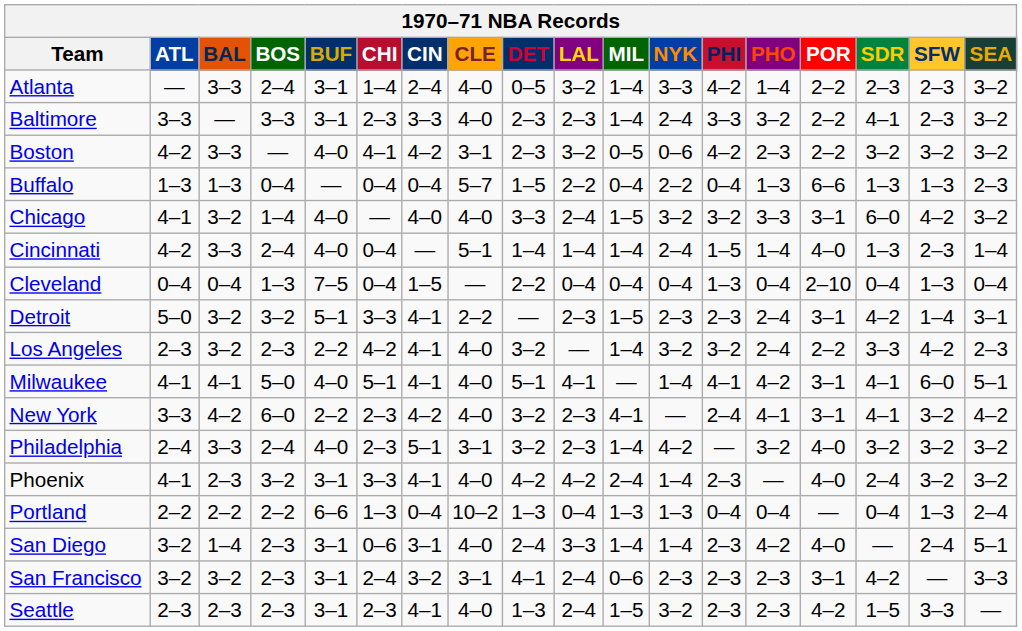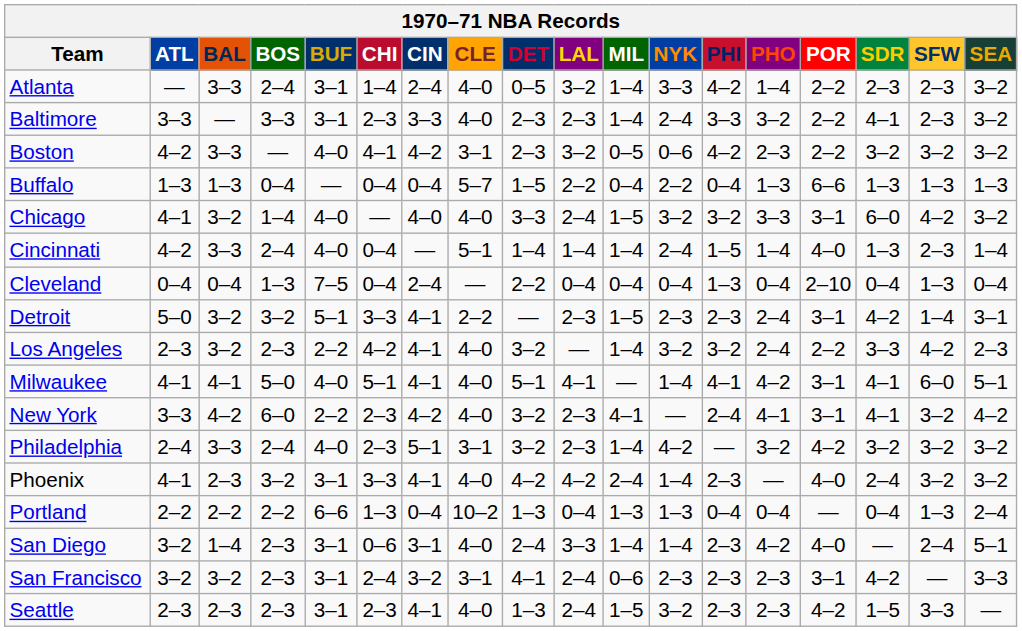(991, 185) 2–3 -> (991, 185) 1–3
(425, 283) 1–5 -> (425, 283) 2–4
(828, 447) 4–0 -> (828, 447) 4–2
